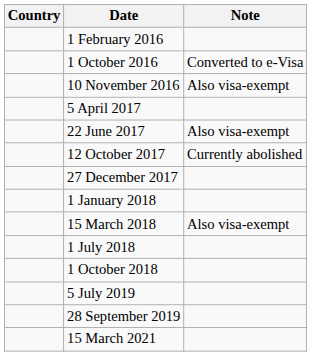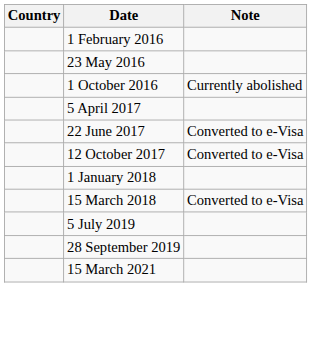+ row: (106, 62)
(245, 62) Converted to e-Visa -> (245, 85) Currently abolished
- row: (123, 85)
(238, 131) Also visa-exempt -> (245, 131) Converted to e-Visa
(245, 154) Currently abolished -> (245, 154) Converted to e-Visa
- row: (122, 177)
(238, 223) Also visa-exempt -> (245, 200) Converted to e-Visa
- row: (101, 246)
- row: (112, 270)
